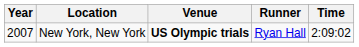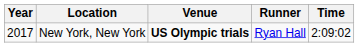(20, 32) 2007 -> (20, 32) 2017
